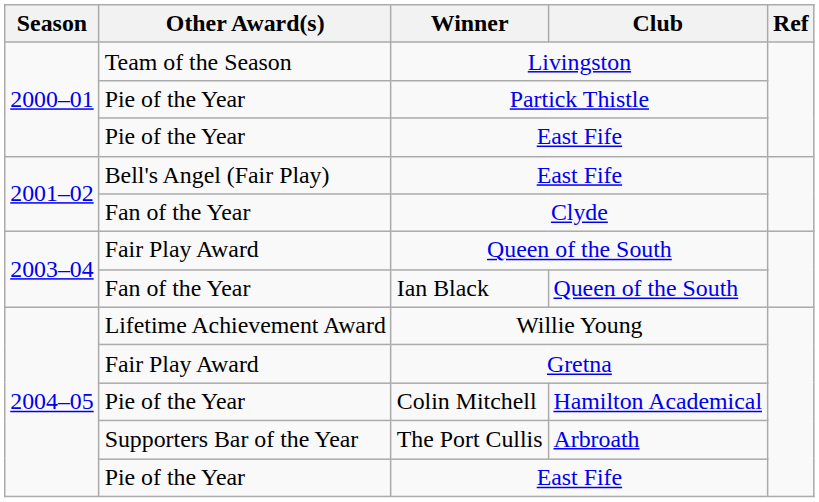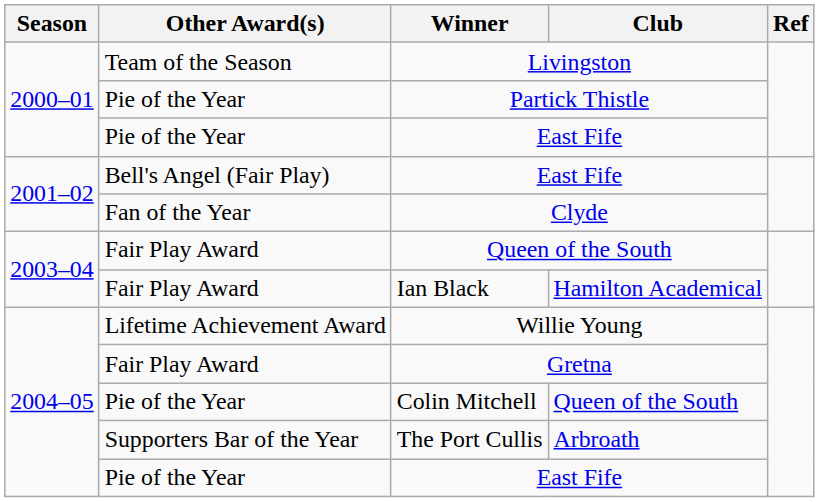(178, 288) Fan of the Year -> (182, 288) Fair Play Award
(646, 288) Queen of the South -> (658, 288) Hamilton Academical
(658, 401) Hamilton Academical -> (646, 401) Queen of the South
